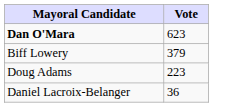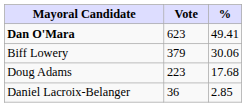+ column: (225, 14)
